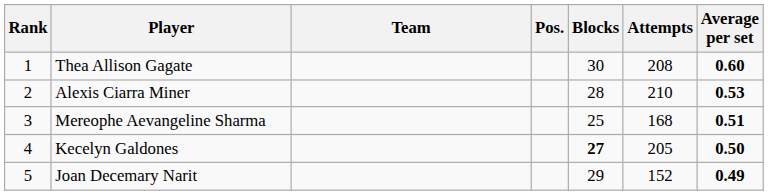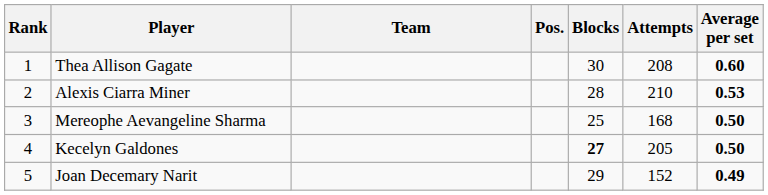(730, 121) 0.51 -> (730, 121) 0.50
